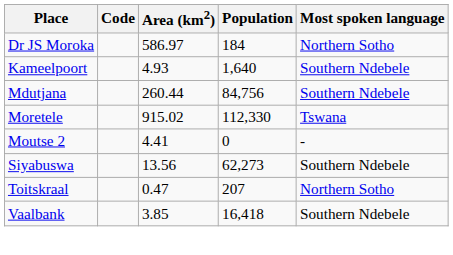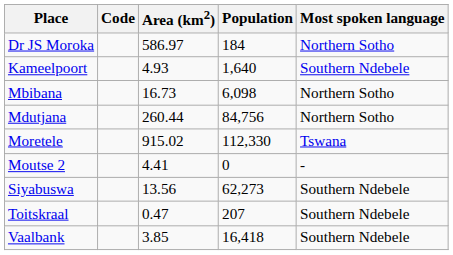+ row: (35, 92)
(355, 92) Southern Ndebele -> (347, 117) Northern Sotho
(347, 189) Northern Sotho -> (355, 213) Southern Ndebele
